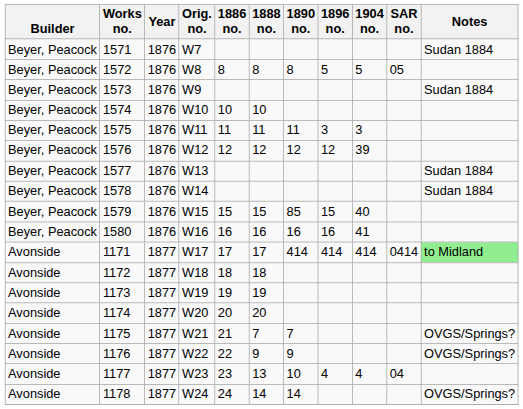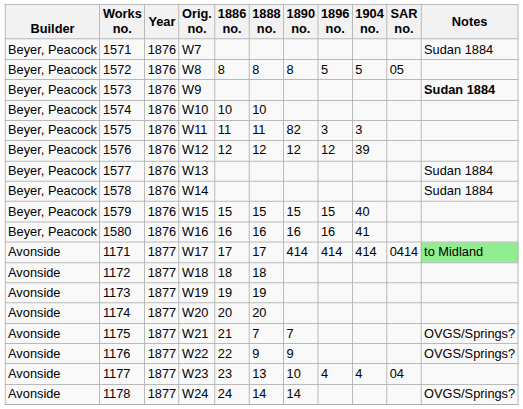(459, 89) normal -> (460, 89) bold
(293, 130) 11 -> (294, 130) 82
(294, 211) 85 -> (294, 211) 15
